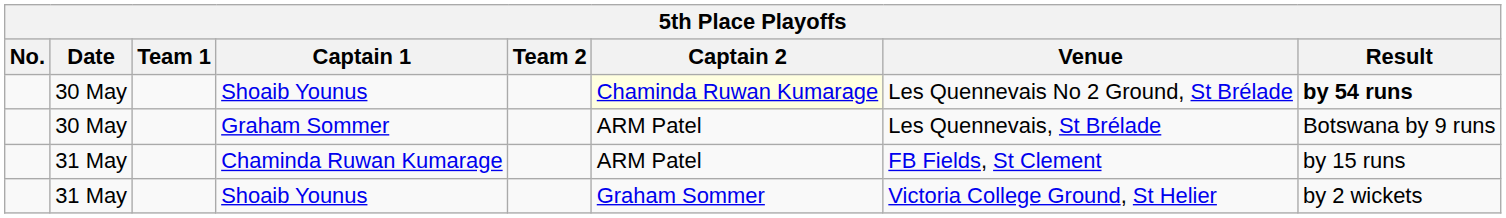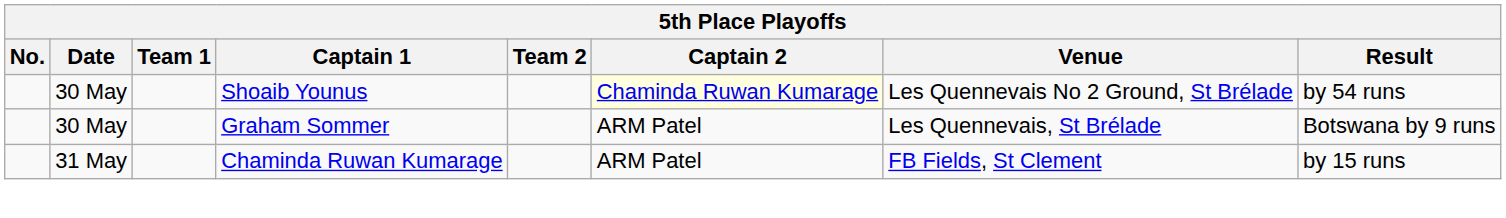(1358, 91) bold -> (1354, 91) normal
- row: (91, 195)
